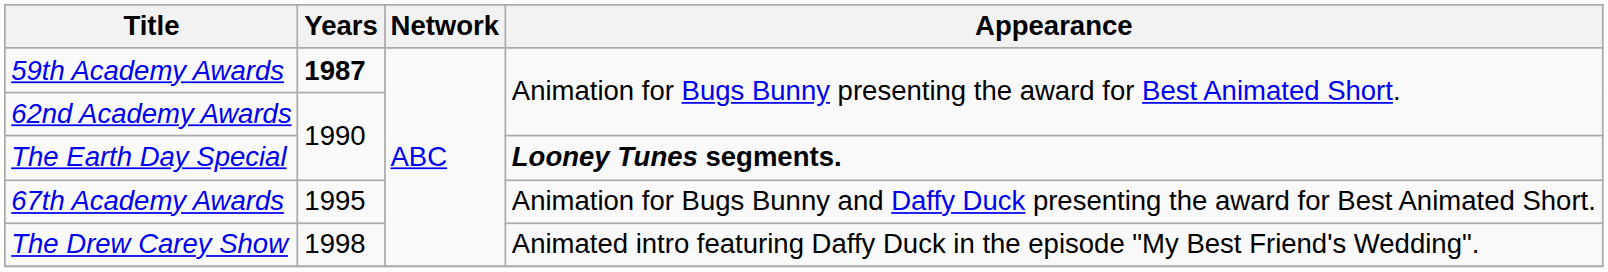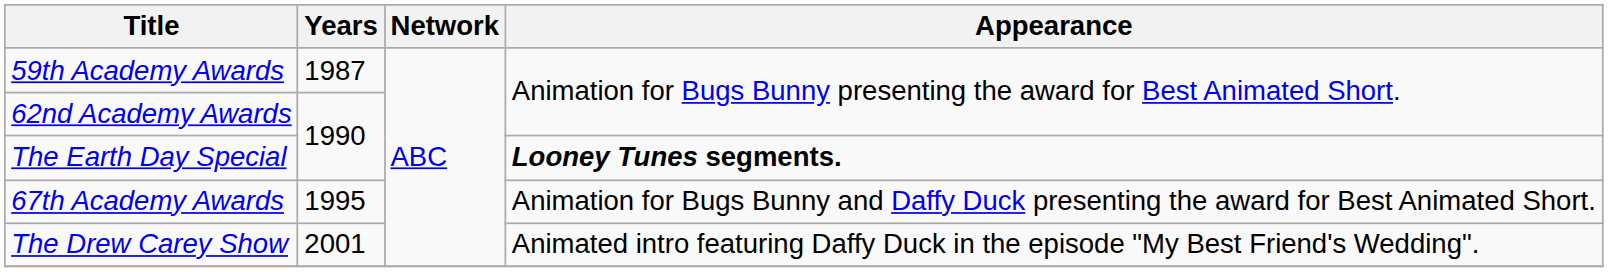(335, 69) bold -> (335, 69) normal
(335, 244) 1998 -> (335, 244) 2001
